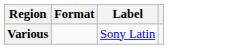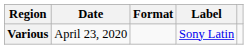+ column: (91, 14)
